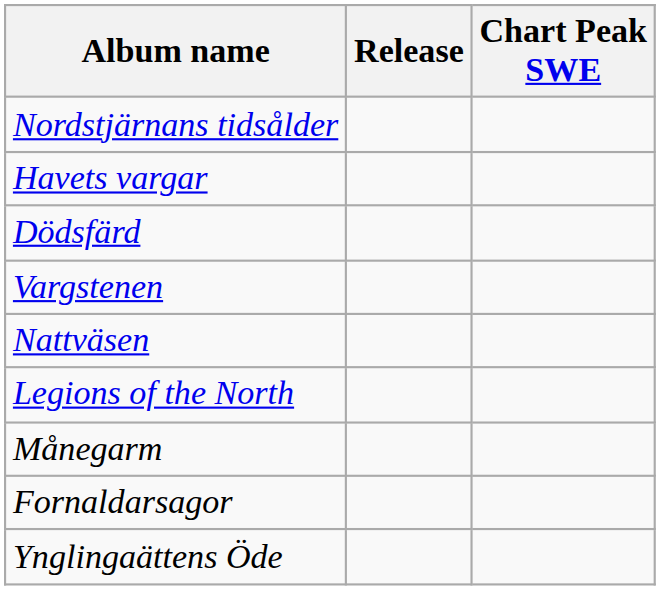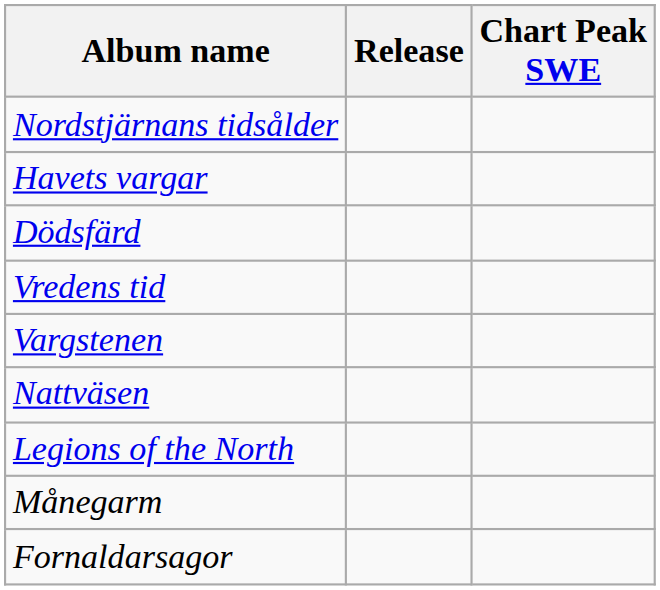+ row: (89, 286)
- row: (148, 556)
